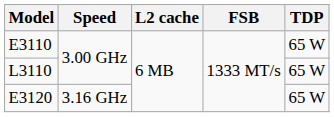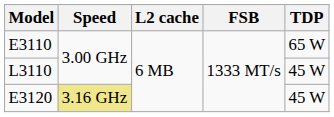(307, 71) 65 W -> (307, 71) 45 W
(95, 97) no background -> (95, 97) khaki background
(307, 97) 65 W -> (307, 97) 45 W
